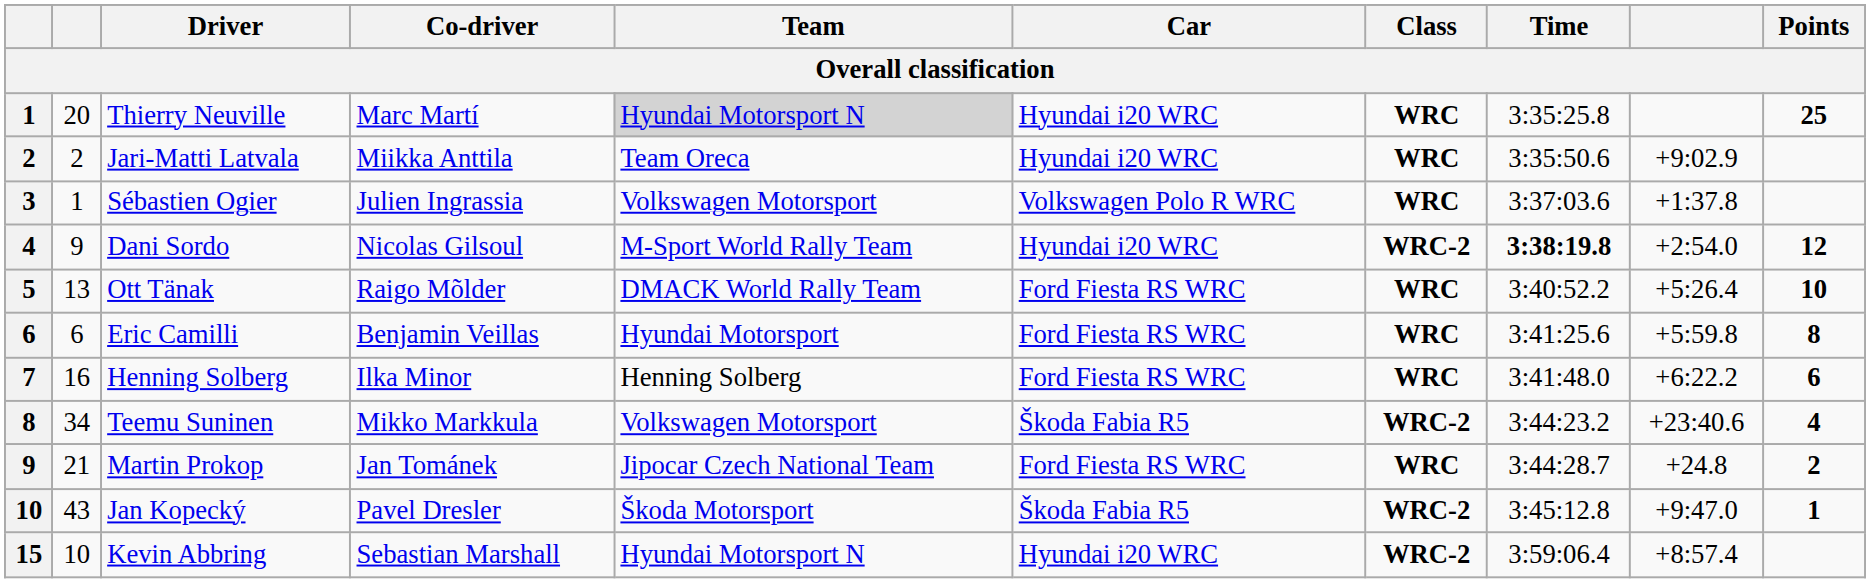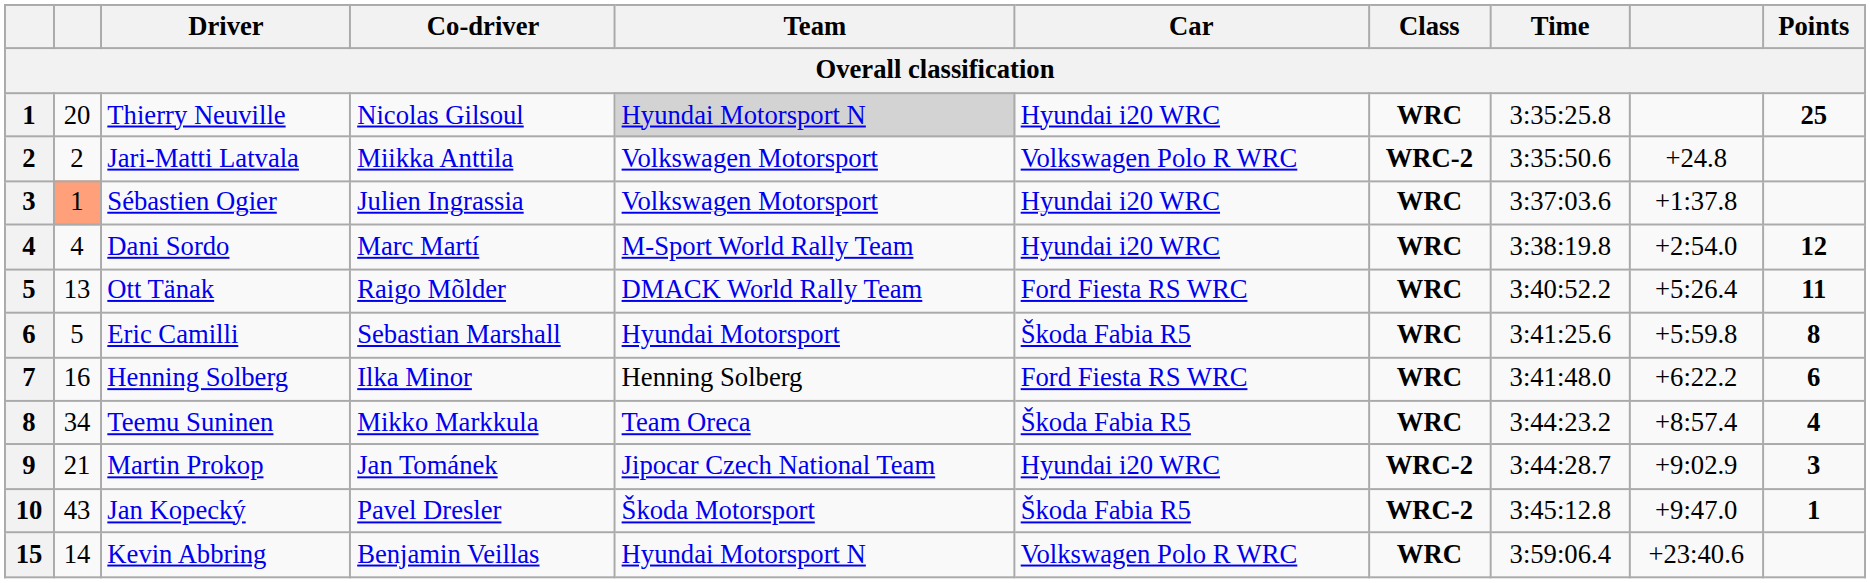(418, 114) Marc Martí -> (440, 114) Nicolas Gilsoul
(685, 158) Team Oreca -> (750, 158) Volkswagen Motorsport
(1118, 158) Hyundai i20 WRC -> (1159, 158) Volkswagen Polo R WRC
(1427, 158) WRC -> (1429, 158) WRC-2
(1697, 158) +9:02.9 -> (1696, 158) +24.8
(77, 201) no background -> (77, 201) lightsalmon background
(1157, 201) Volkswagen Polo R WRC -> (1120, 201) Hyundai i20 WRC
(77, 245) 9 -> (77, 245) 4
(440, 245) Nicolas Gilsoul -> (418, 245) Marc Martí
(1427, 245) WRC-2 -> (1429, 245) WRC
(1559, 245) bold -> (1560, 245) normal
(1814, 289) 10 -> (1814, 289) 11
(77, 333) 6 -> (77, 333) 5
(448, 333) Benjamin Veillas -> (459, 333) Sebastian Marshall
(1132, 333) Ford Fiesta RS WRC -> (1106, 333) Škoda Fabia R5
(749, 421) Volkswagen Motorsport -> (686, 421) Team Oreca
(1427, 421) WRC-2 -> (1429, 421) WRC
(1697, 421) +23:40.6 -> (1696, 421) +8:57.4
(1132, 465) Ford Fiesta RS WRC -> (1120, 465) Hyundai i20 WRC
(1427, 465) WRC -> (1429, 465) WRC-2
(1697, 465) +24.8 -> (1696, 465) +9:02.9
(1814, 465) 2 -> (1814, 465) 3
(77, 553) 10 -> (77, 553) 14
(458, 553) Sebastian Marshall -> (448, 553) Benjamin Veillas
(1118, 553) Hyundai i20 WRC -> (1159, 553) Volkswagen Polo R WRC
(1427, 553) WRC-2 -> (1429, 553) WRC
(1697, 553) +8:57.4 -> (1696, 553) +23:40.6
